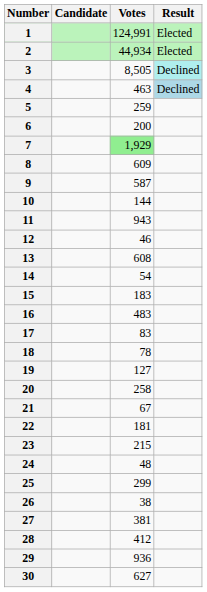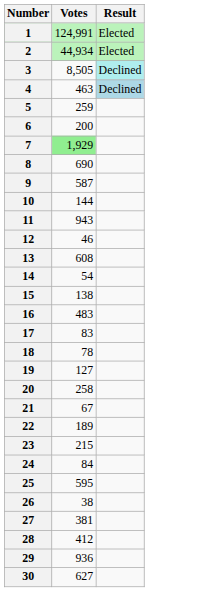- column: (81, 13)
(142, 164) 609 -> (84, 164) 690
(142, 295) 183 -> (84, 295) 138
(142, 426) 181 -> (84, 426) 189
(145, 464) 48 -> (87, 464) 84
(142, 483) 299 -> (84, 483) 595
